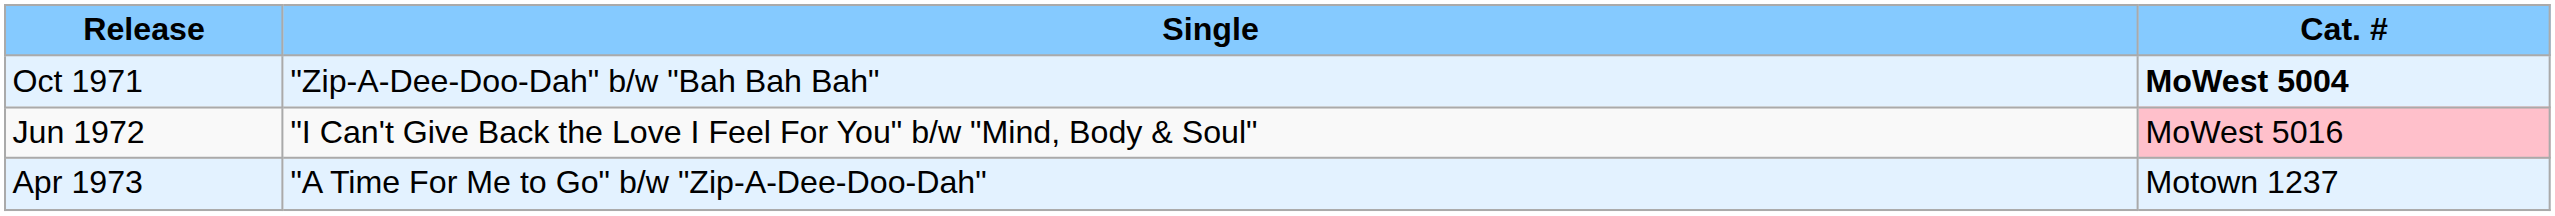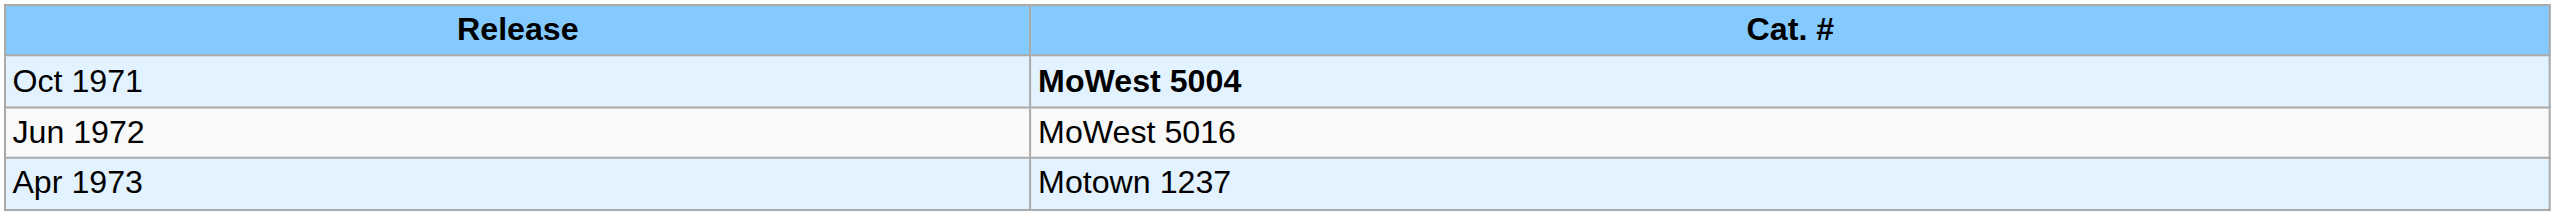- column: (1211, 30)
(2244, 132) pink background -> (1137, 132) no background
